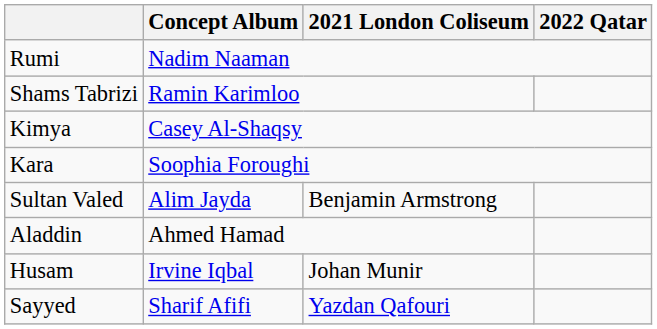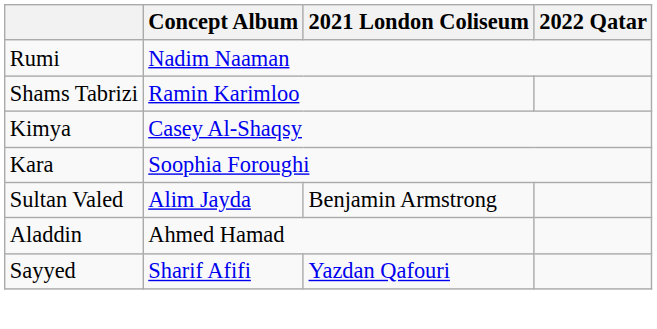- row: (42, 270)
